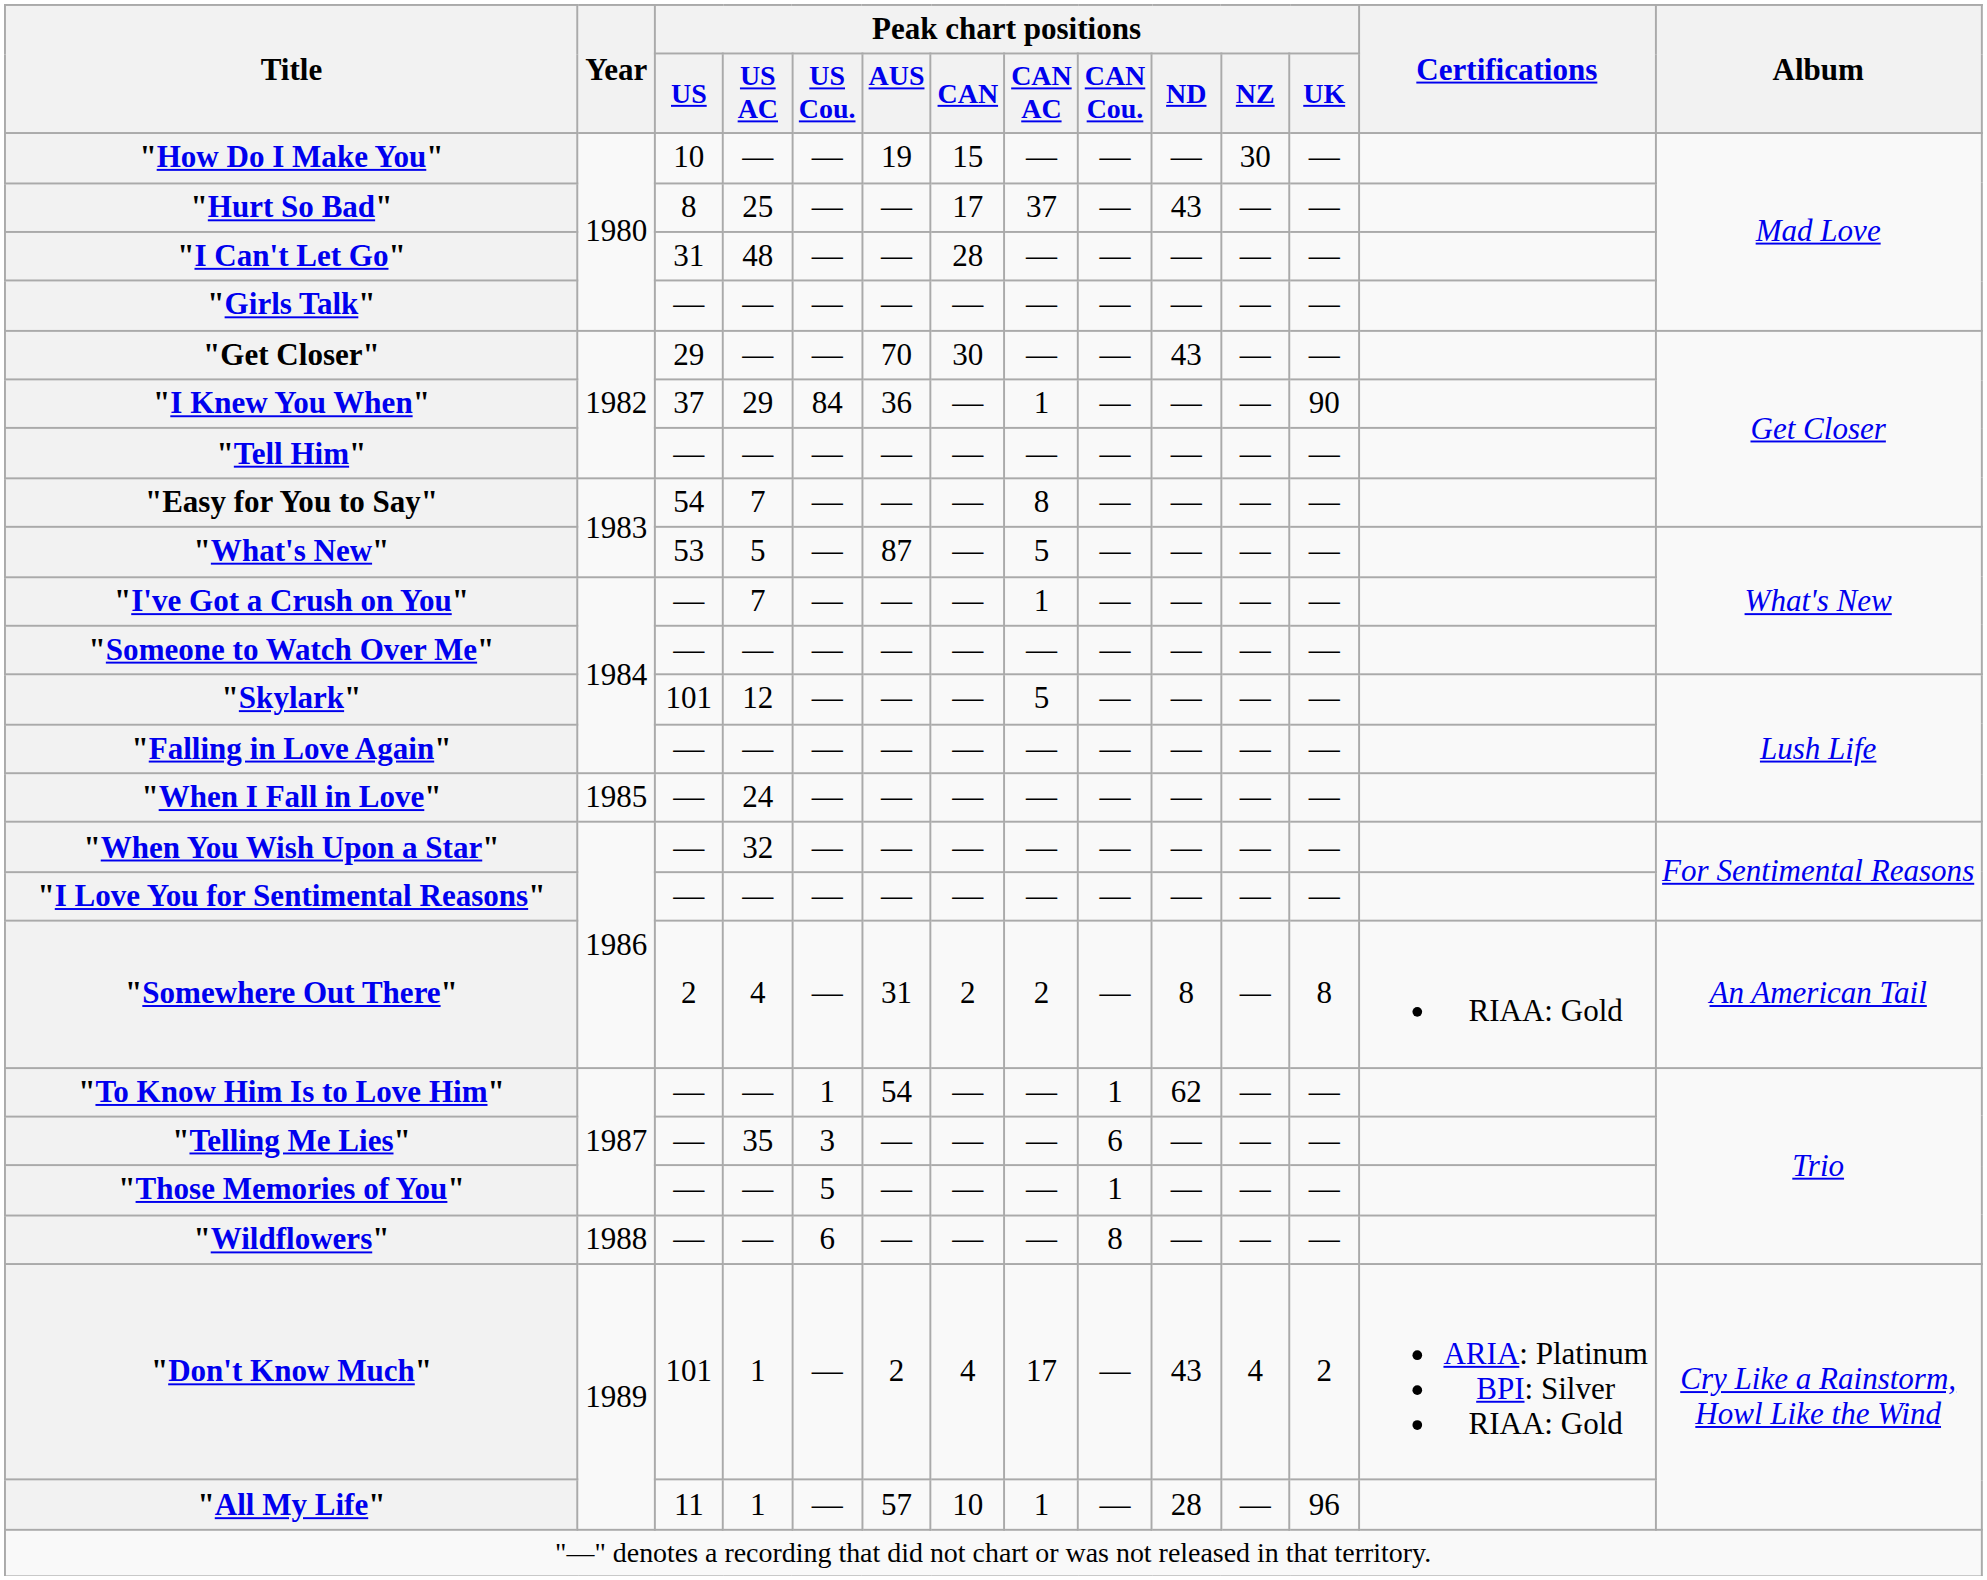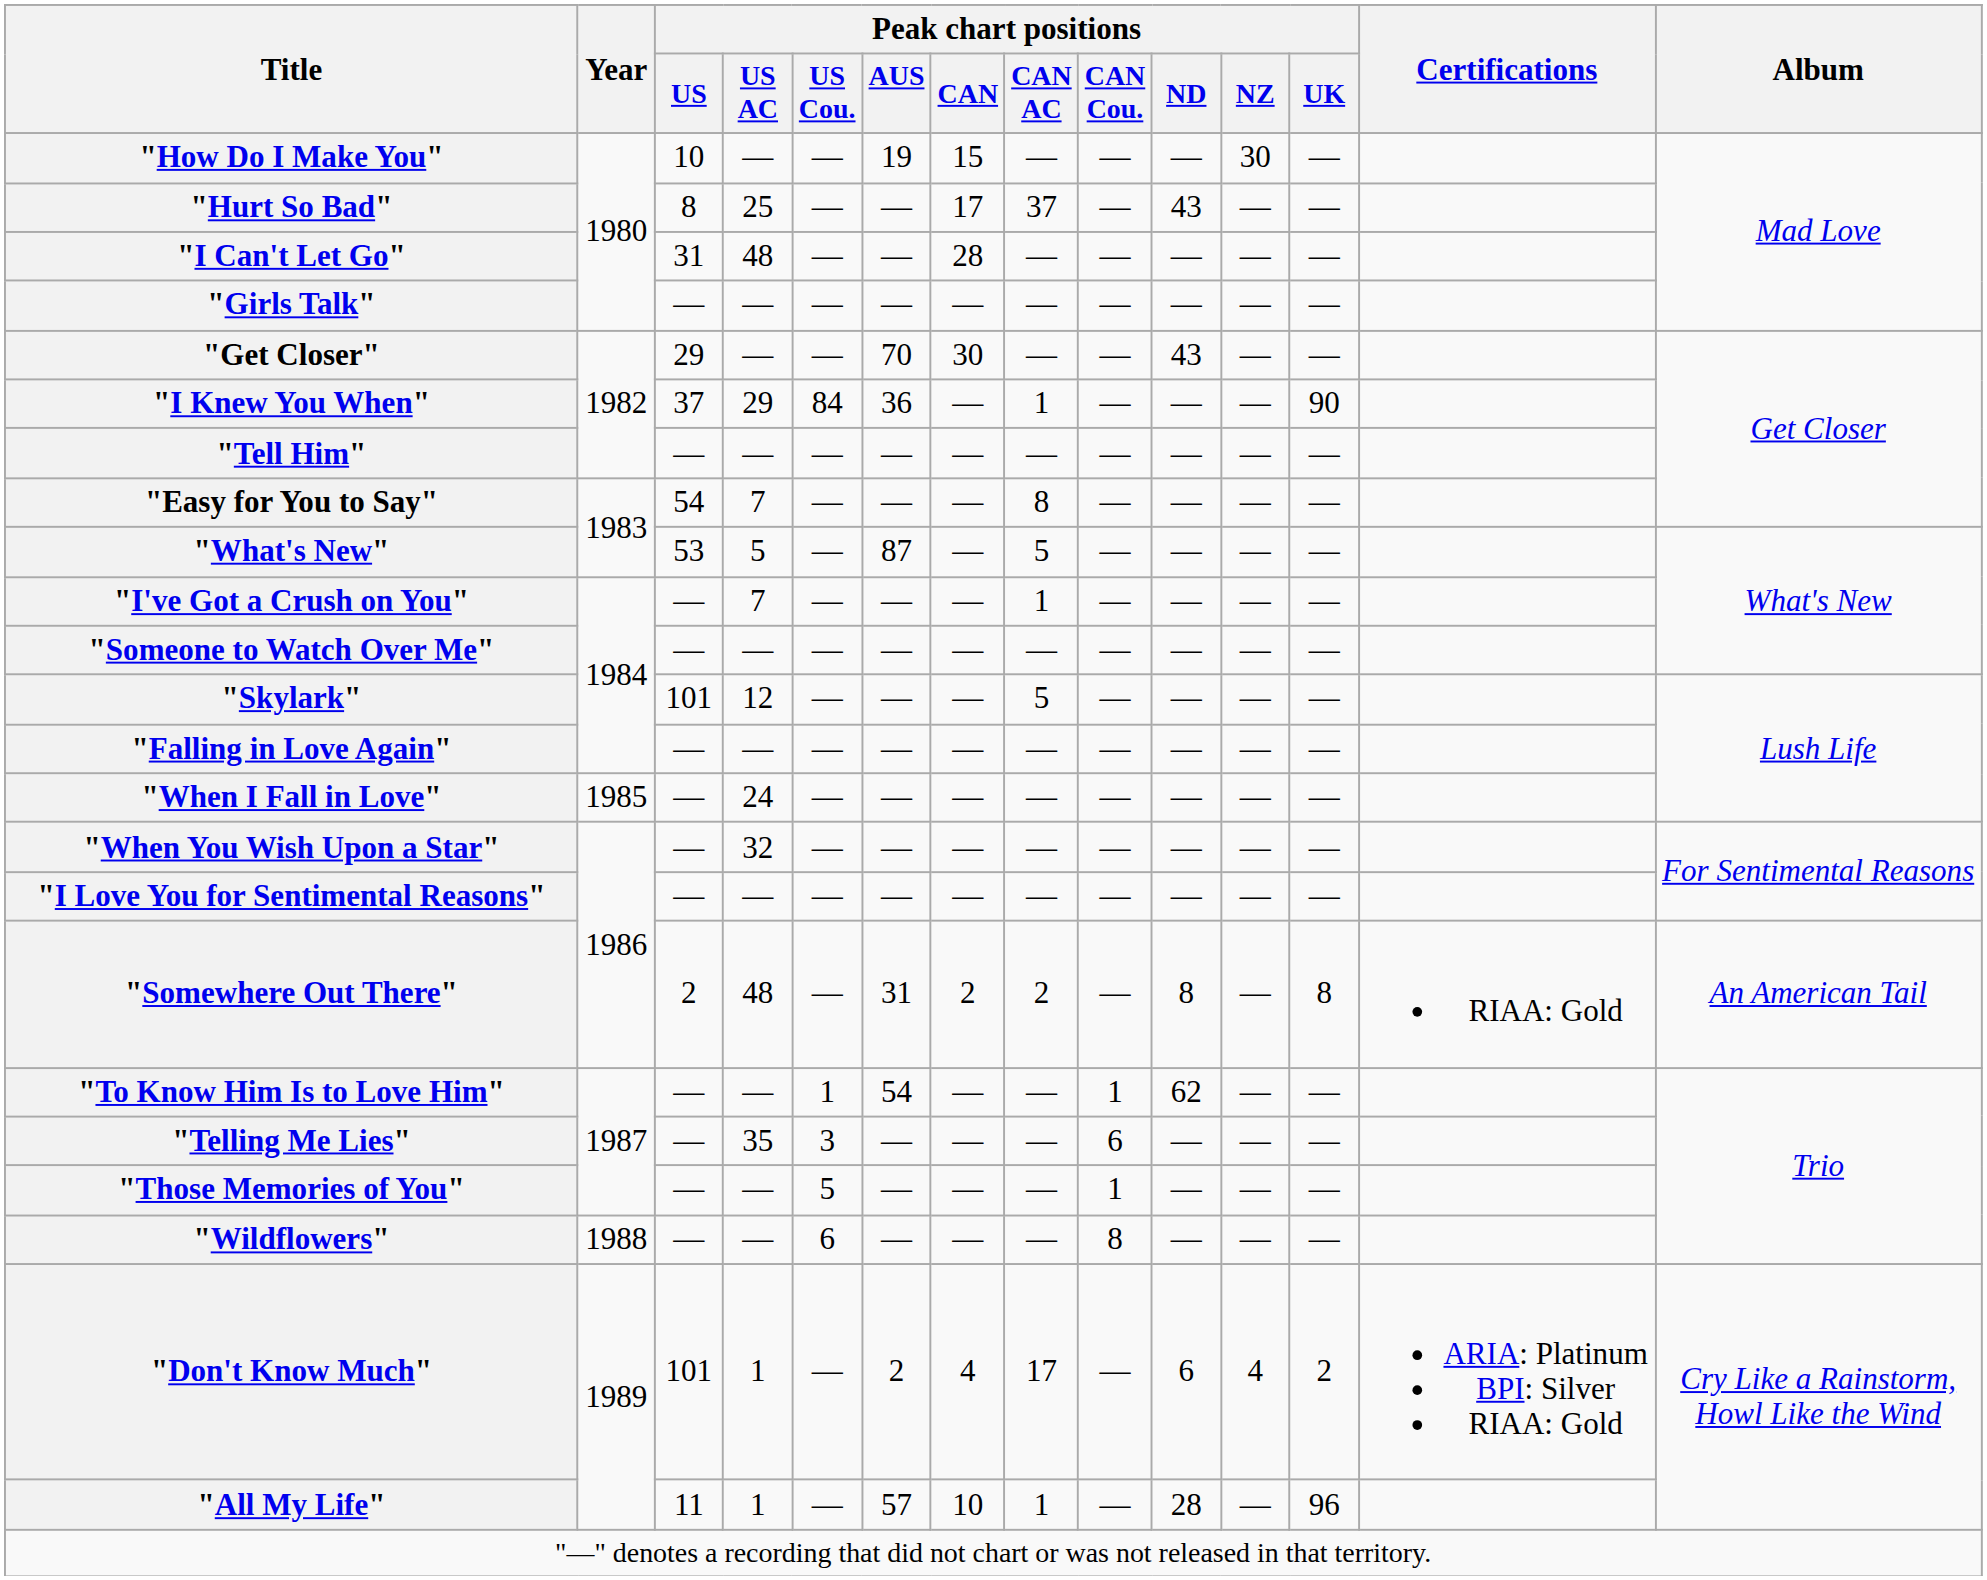(758, 993) 4 -> (758, 993) 48
(1186, 1371) 43 -> (1186, 1371) 6
